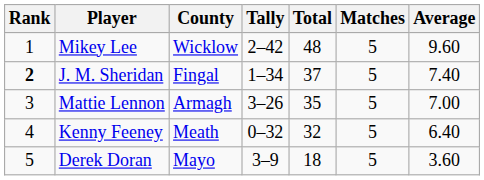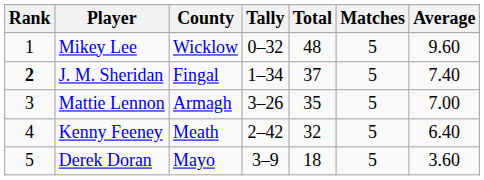(265, 47) 2–42 -> (265, 47) 0–32
(265, 132) 0–32 -> (265, 132) 2–42
